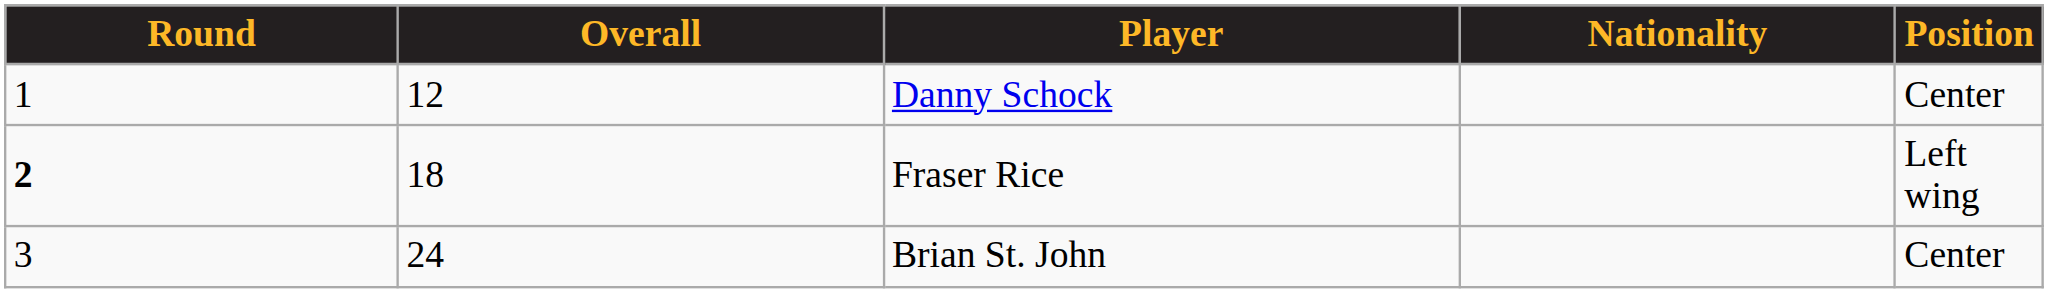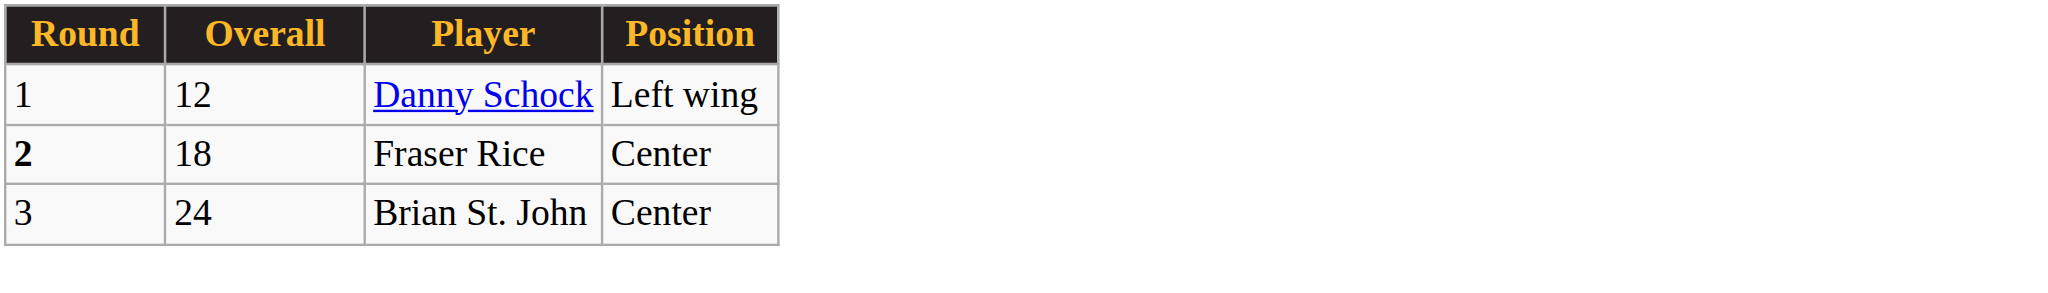- column: (1677, 34)
(1954, 93) Center -> (684, 93) Left wing
(1942, 174) Left wing -> (661, 153) Center
